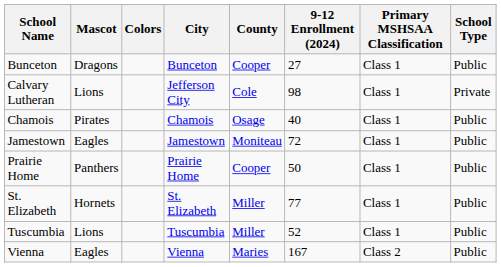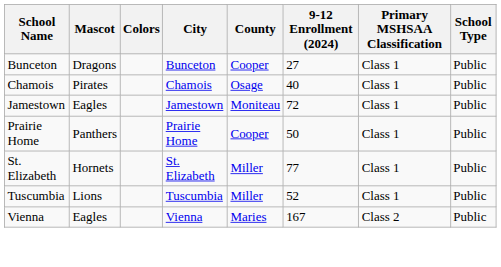- row: (31, 92)
